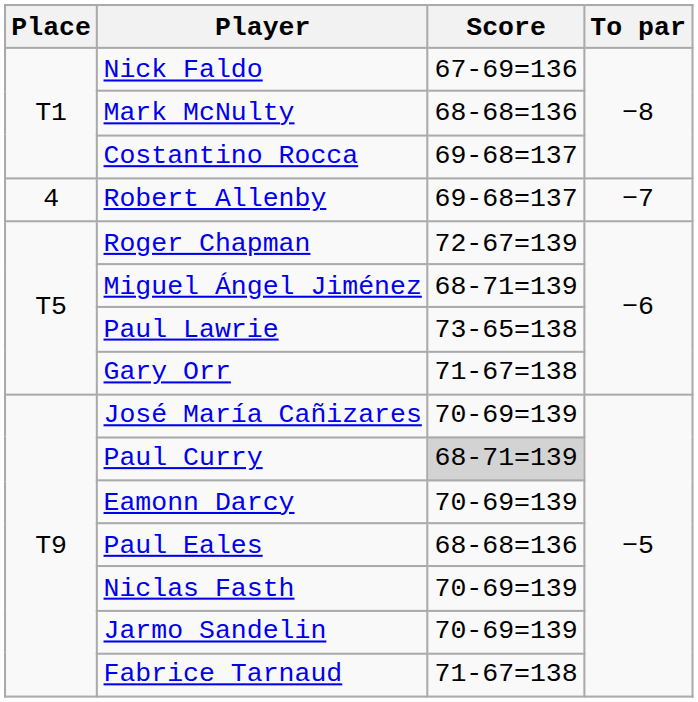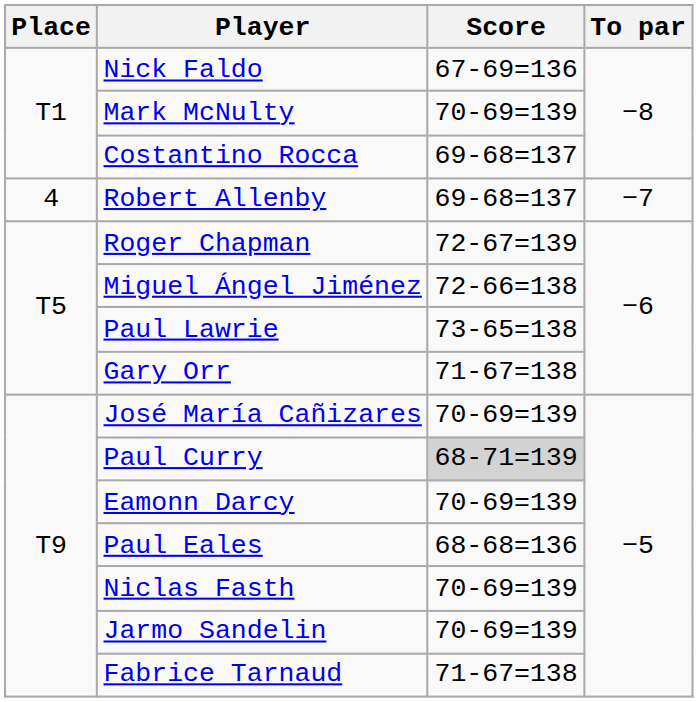(506, 113) 68-68=136 -> (506, 113) 70-69=139
(506, 286) 68-71=139 -> (506, 286) 72-66=138
